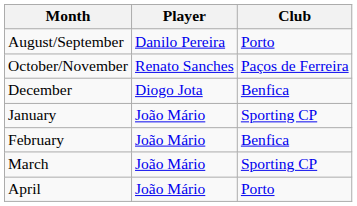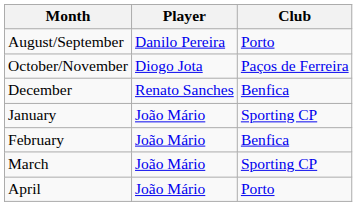(184, 66) Renato Sanches -> (169, 66) Diogo Jota
(169, 90) Diogo Jota -> (184, 90) Renato Sanches
